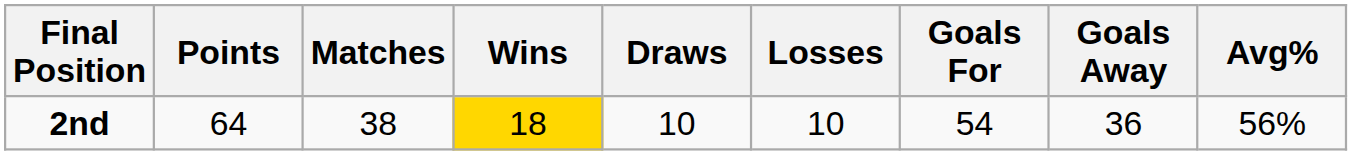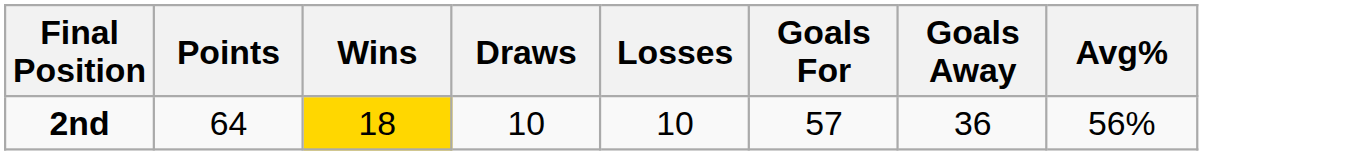- column: (378, 51)
(975, 123) 54 -> (824, 123) 57
